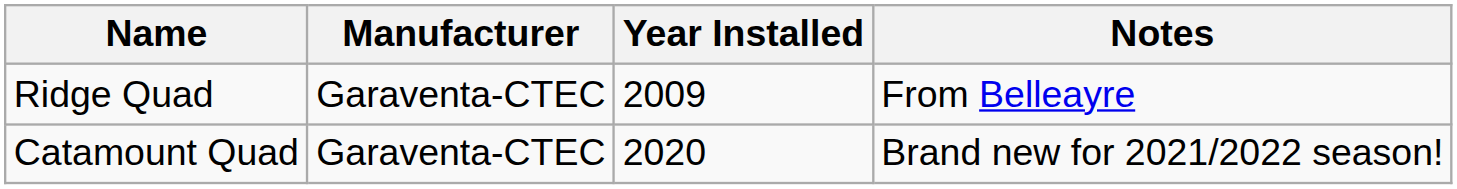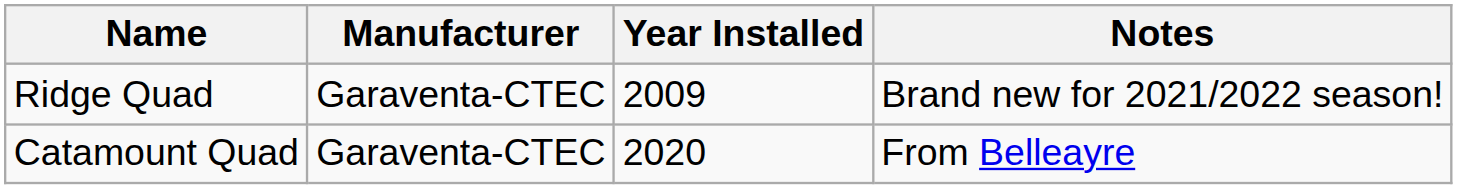(1008, 93) From Belleayre -> (1162, 93) Brand new for 2021/2022 season!
(1162, 152) Brand new for 2021/2022 season! -> (1008, 152) From Belleayre
